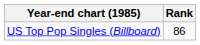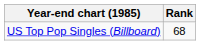(179, 31) 86 -> (179, 31) 68
